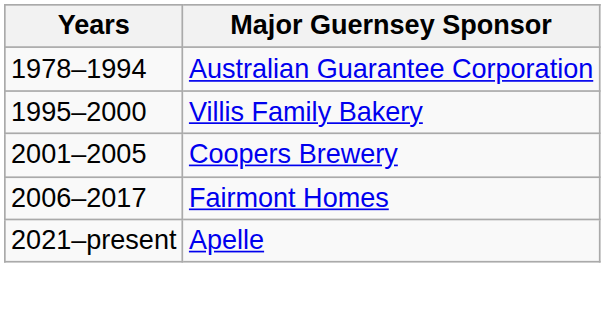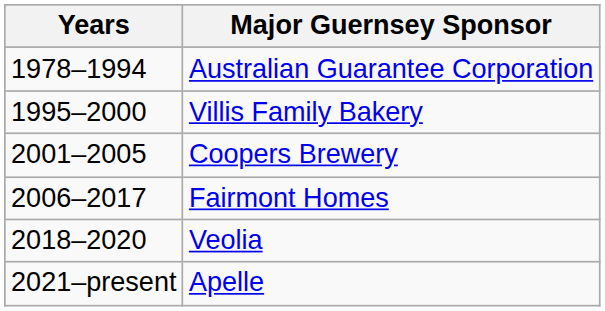+ row: (226, 240)
